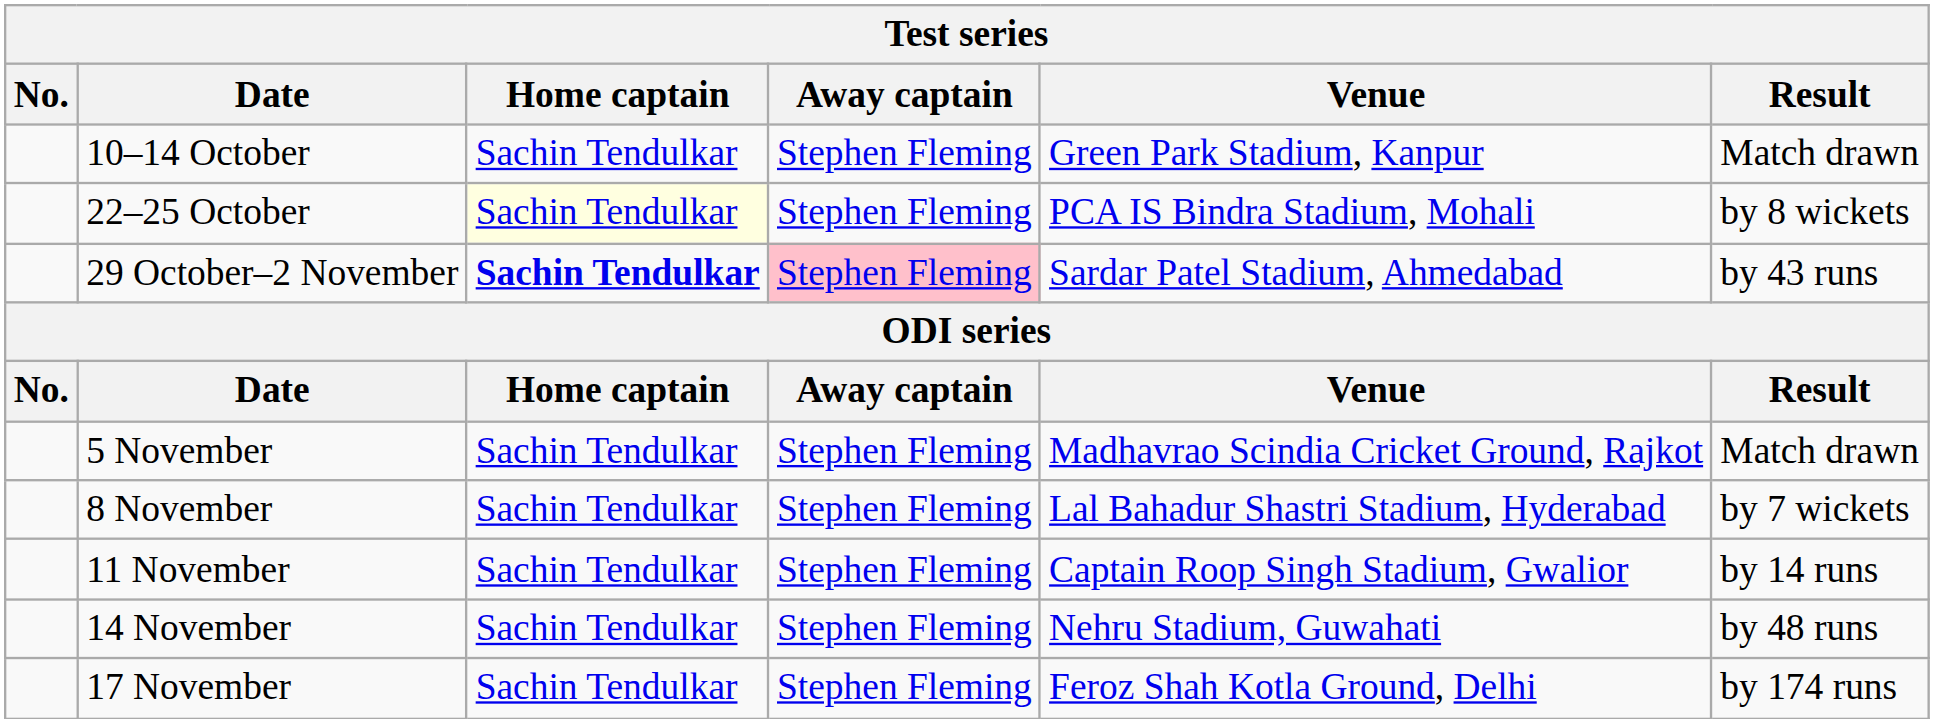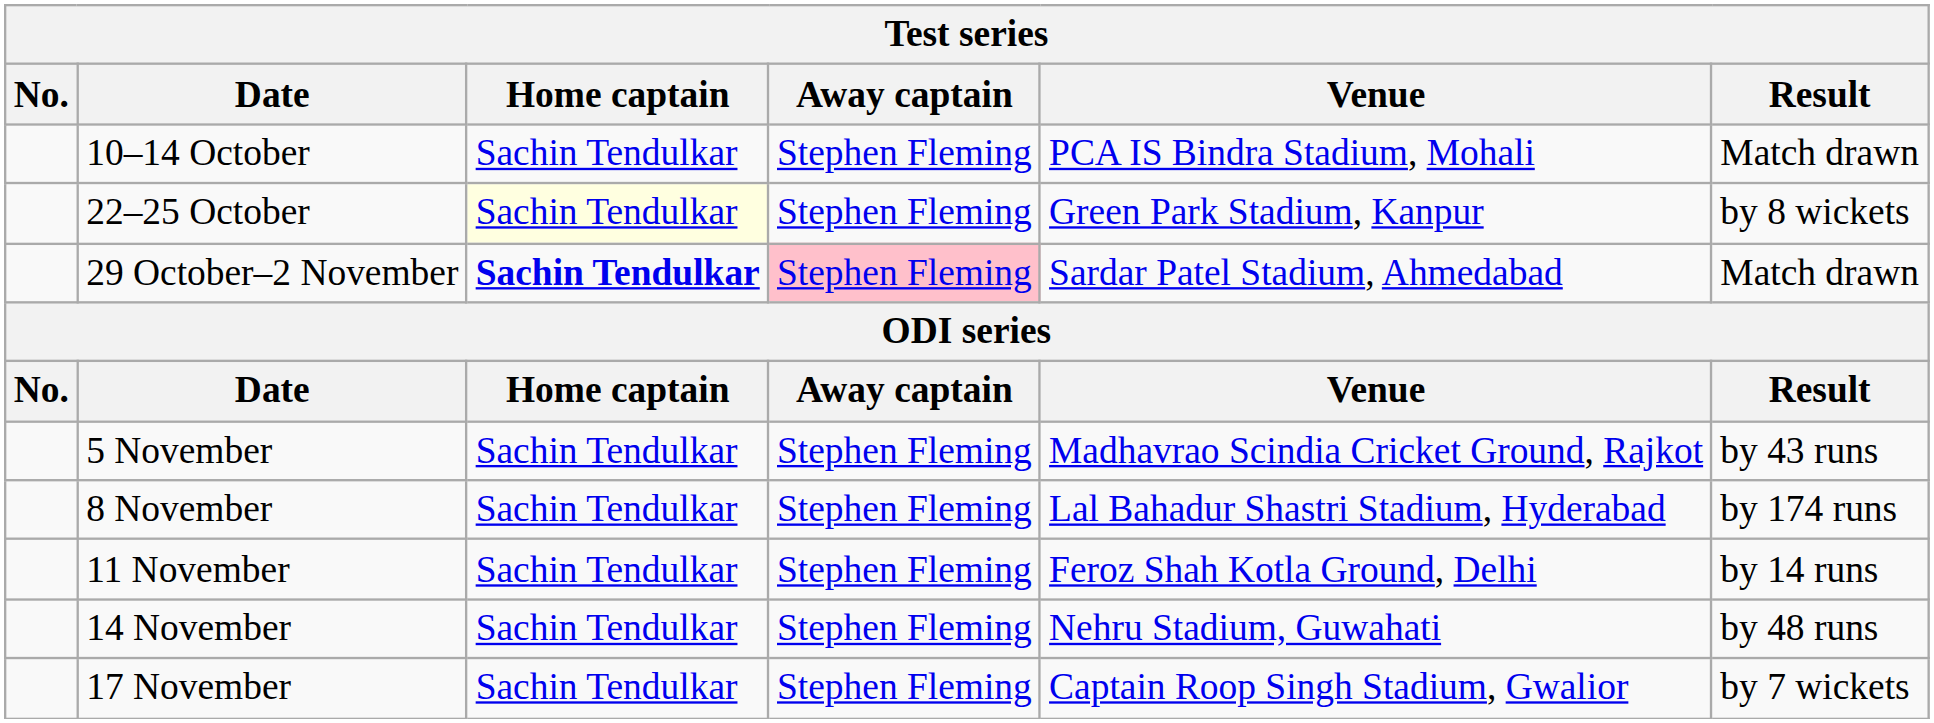(1266, 152) Green Park Stadium, Kanpur -> (1292, 152) PCA IS Bindra Stadium, Mohali
(1292, 212) PCA IS Bindra Stadium, Mohali -> (1266, 212) Green Park Stadium, Kanpur
(1799, 271) by 43 runs -> (1820, 271) Match drawn
(1820, 449) Match drawn -> (1799, 449) by 43 runs
(1815, 509) by 7 wickets -> (1809, 509) by 174 runs
(1339, 568) Captain Roop Singh Stadium, Gwalior -> (1293, 568) Feroz Shah Kotla Ground, Delhi
(1293, 687) Feroz Shah Kotla Ground, Delhi -> (1339, 687) Captain Roop Singh Stadium, Gwalior
(1809, 687) by 174 runs -> (1815, 687) by 7 wickets
